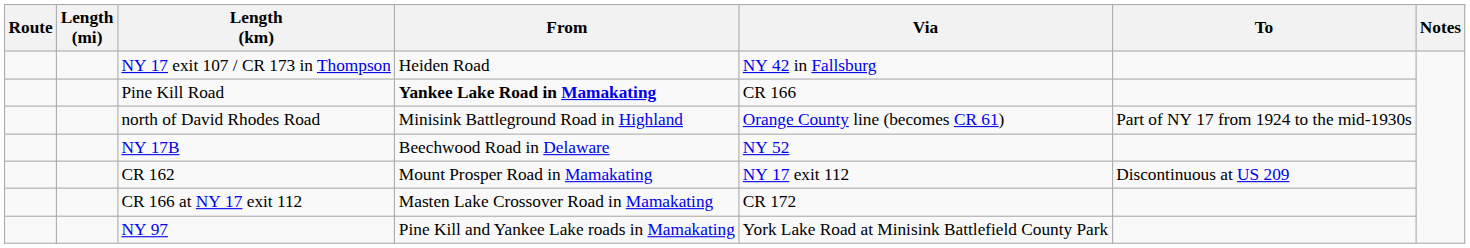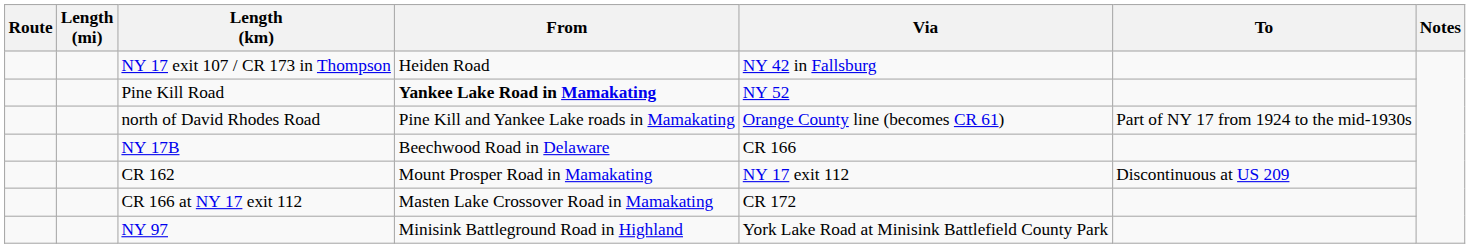(769, 92) CR 166 -> (766, 92) NY 52
(541, 119) Minisink Battleground Road in Highland -> (567, 119) Pine Kill and Yankee Lake roads in Mamakating
(766, 147) NY 52 -> (769, 147) CR 166
(567, 229) Pine Kill and Yankee Lake roads in Mamakating -> (541, 229) Minisink Battleground Road in Highland
